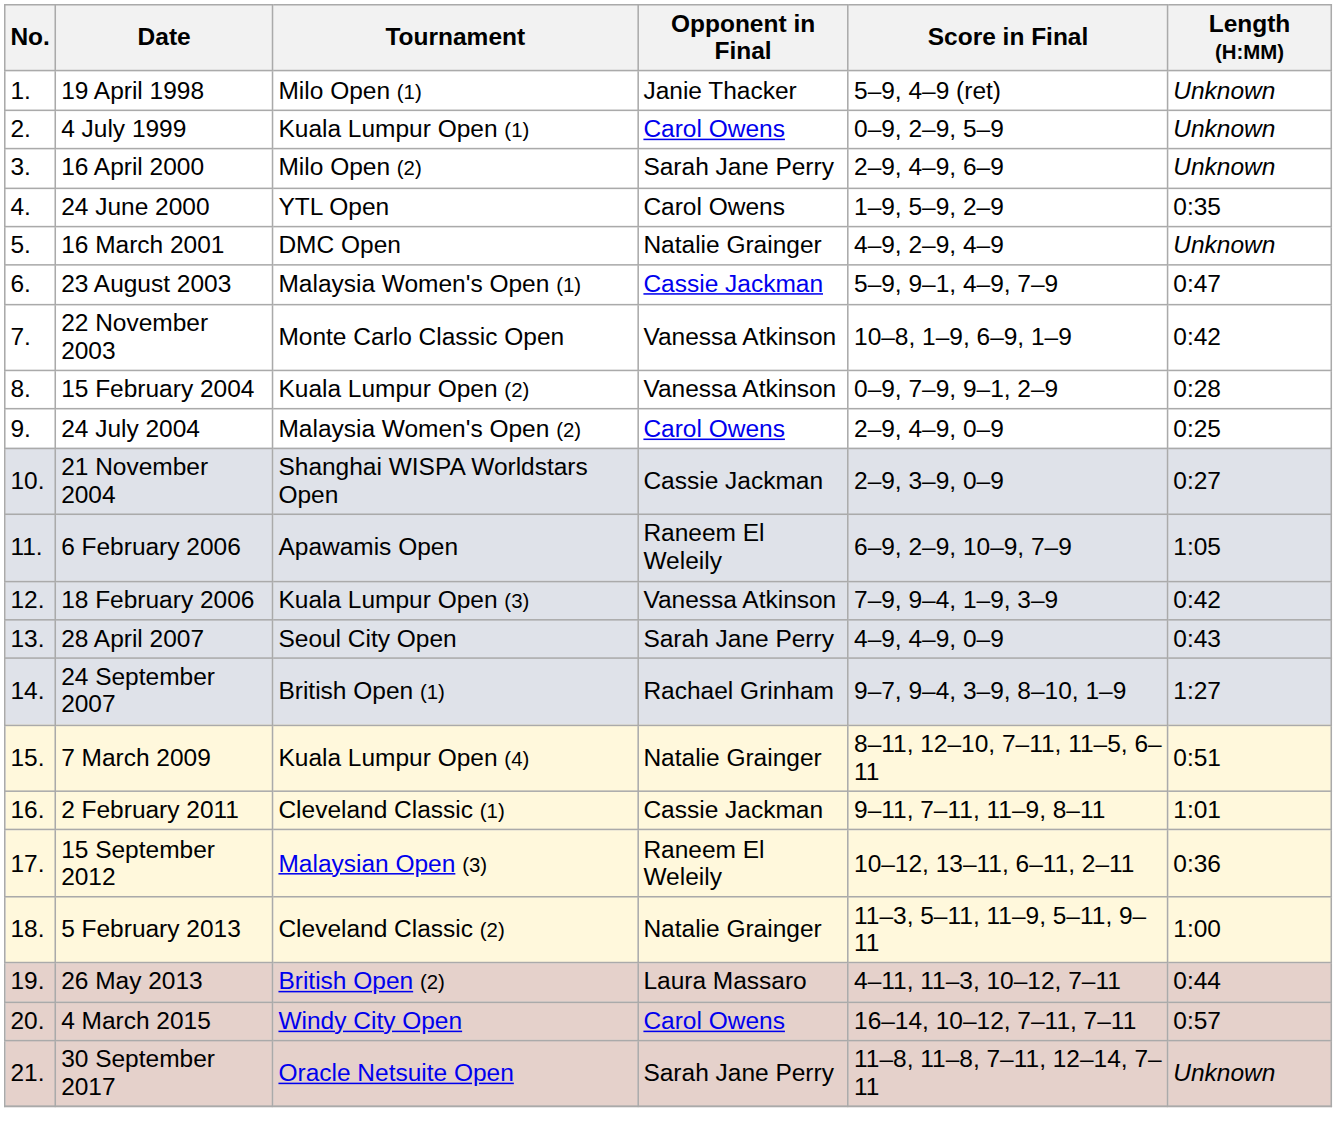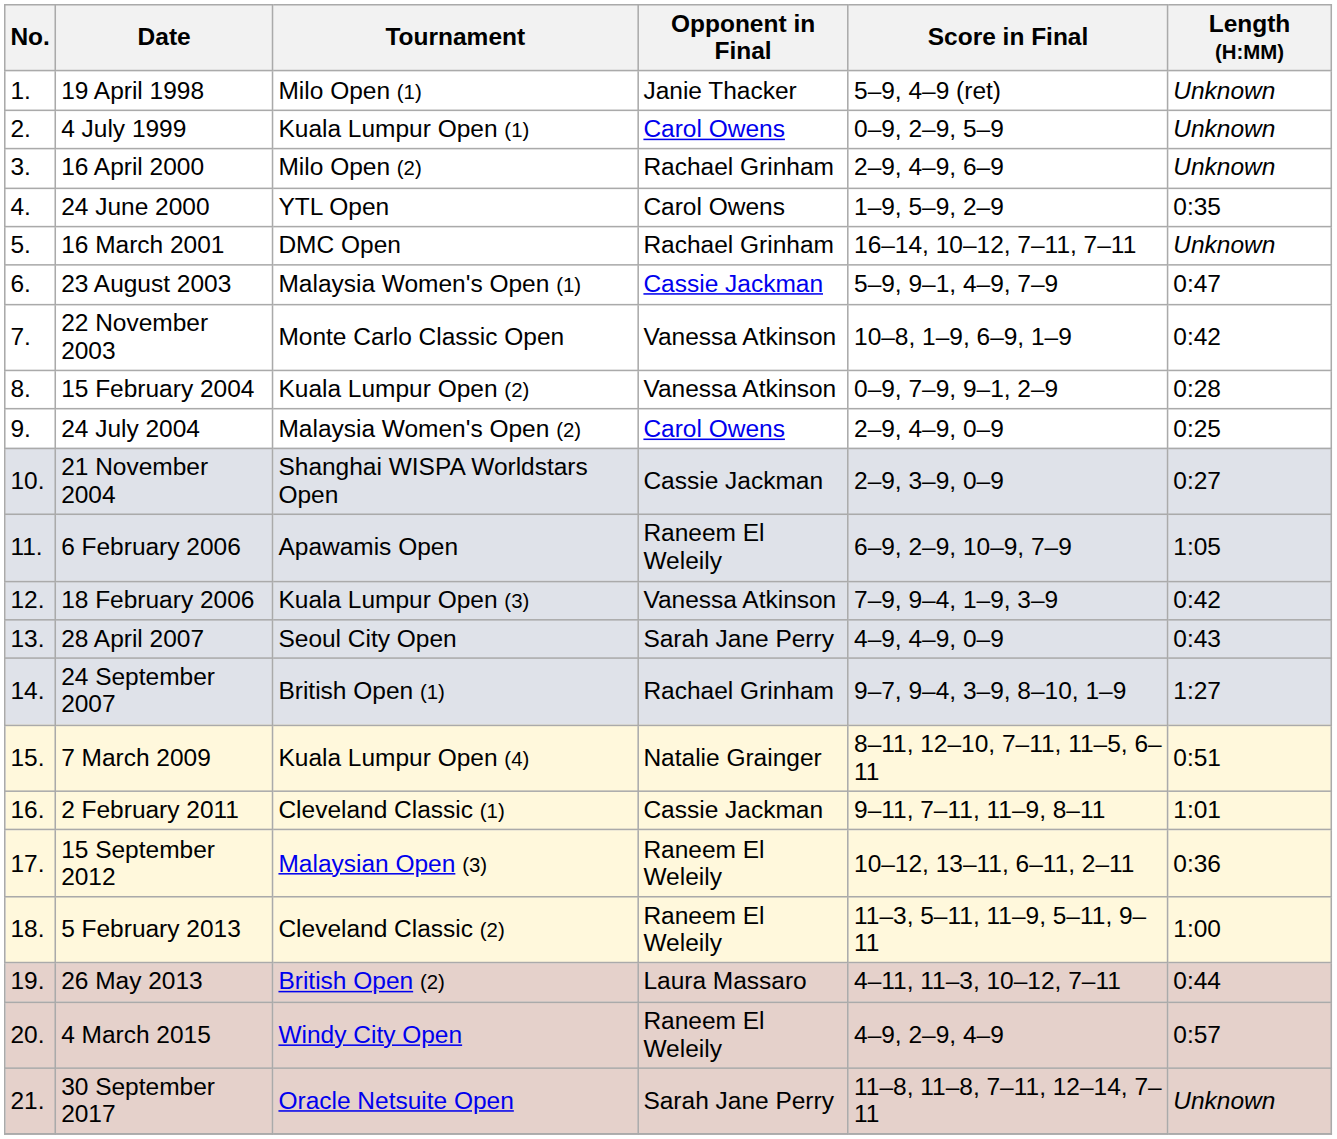(739, 167) Sarah Jane Perry -> (739, 167) Rachael Grinham
(733, 245) Natalie Grainger -> (739, 245) Rachael Grinham
(929, 245) 4–9, 2–9, 4–9 -> (995, 245) 16–14, 10–12, 7–11, 7–11
(733, 929) Natalie Grainger -> (704, 929) Raneem El Weleily
(714, 1020) Carol Owens -> (704, 1034) Raneem El Weleily
(995, 1020) 16–14, 10–12, 7–11, 7–11 -> (929, 1034) 4–9, 2–9, 4–9
